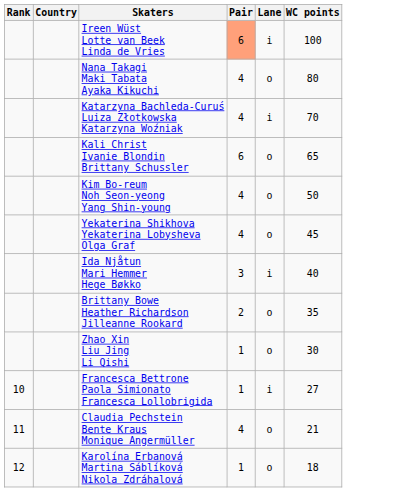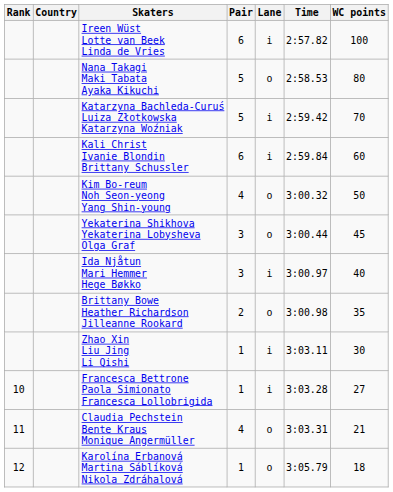+ column: (307, 12)
(241, 40) lightsalmon background -> (241, 40) no background
(241, 79) 4 -> (241, 79) 5
(241, 118) 4 -> (241, 118) 5
(269, 157) o -> (269, 157) i
(313, 157) 65 -> (359, 157) 60
(241, 234) 4 -> (241, 234) 3
(269, 351) o -> (269, 351) i
